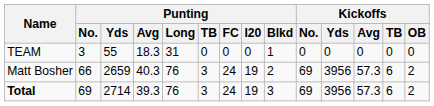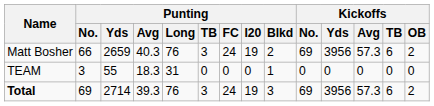rows swapped: (40, 71) <-> (24, 52)
